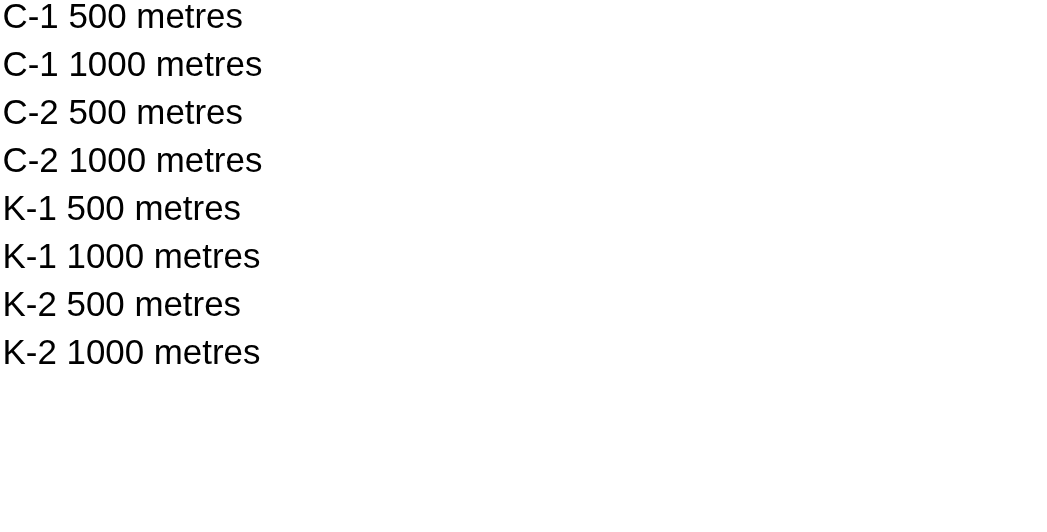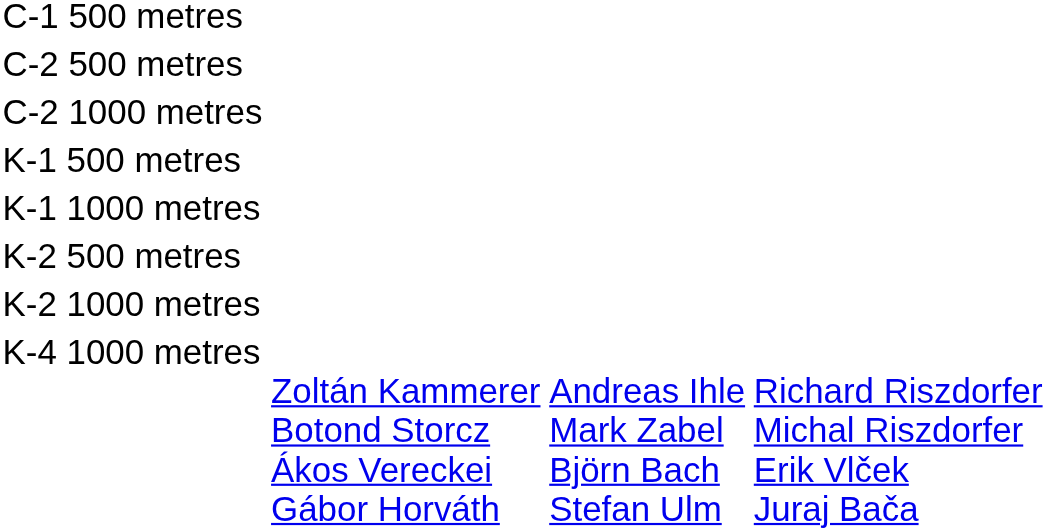- row: (132, 64)
+ row: (131, 352)
